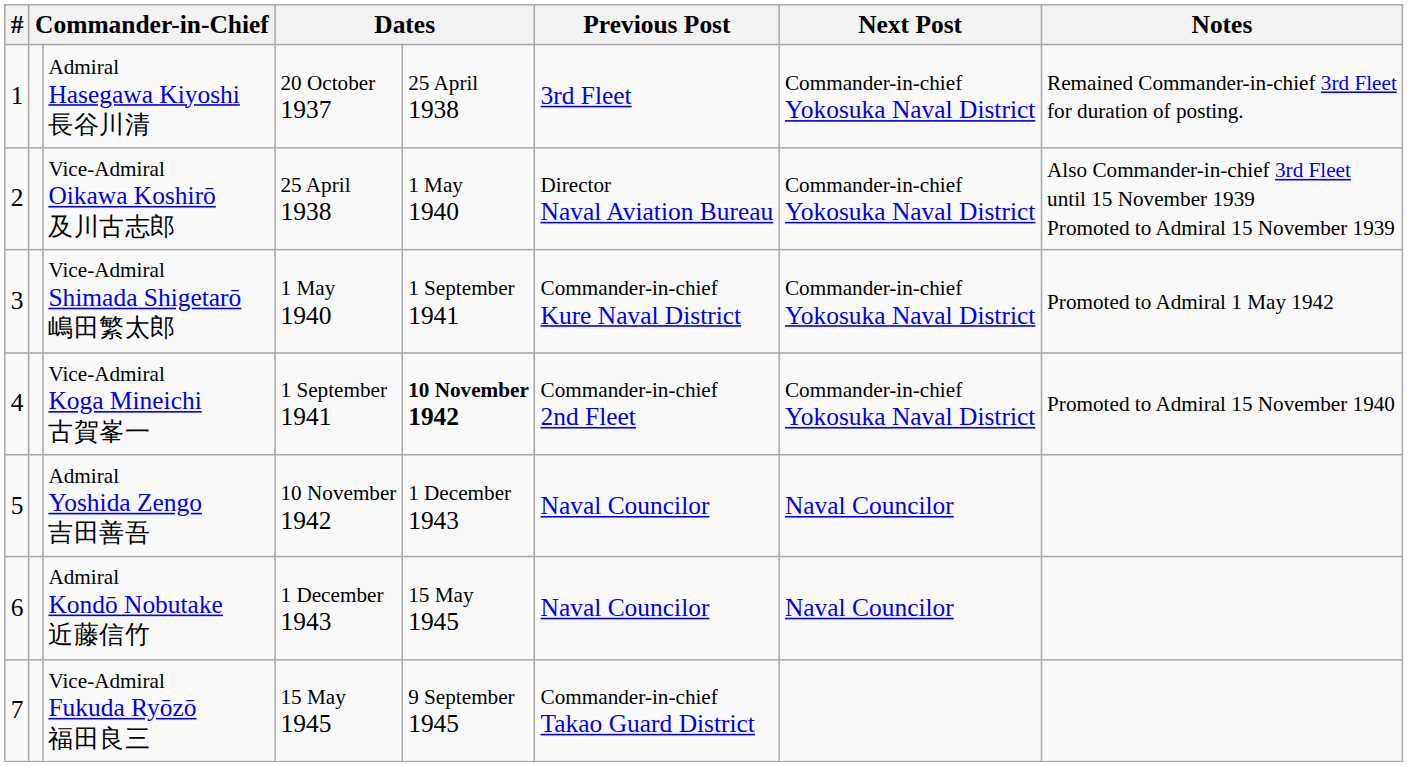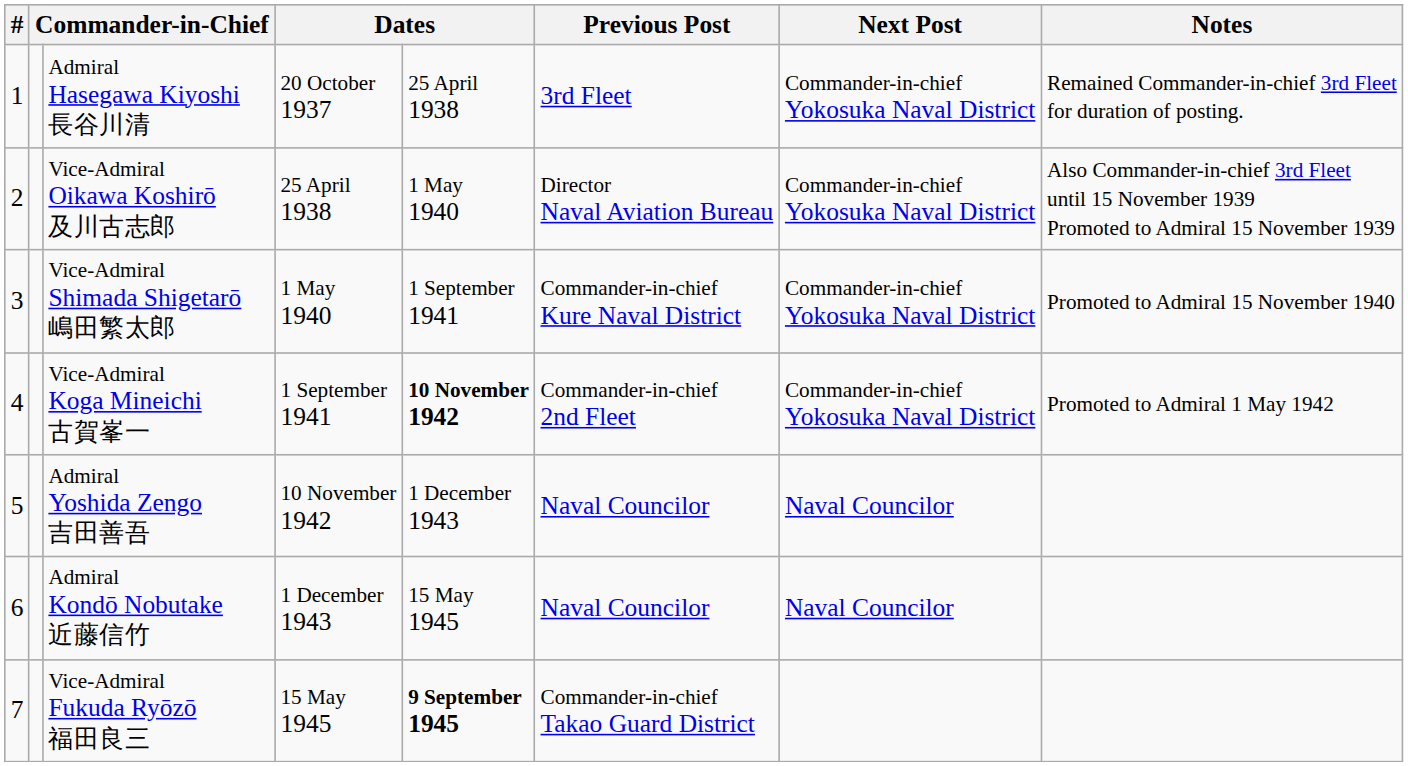(1190, 302) Promoted to Admiral 1 May 1942 -> (1221, 302) Promoted to Admiral 15 November 1940
(1221, 404) Promoted to Admiral 15 November 1940 -> (1190, 404) Promoted to Admiral 1 May 1942
(461, 711) normal -> (465, 710) bold
